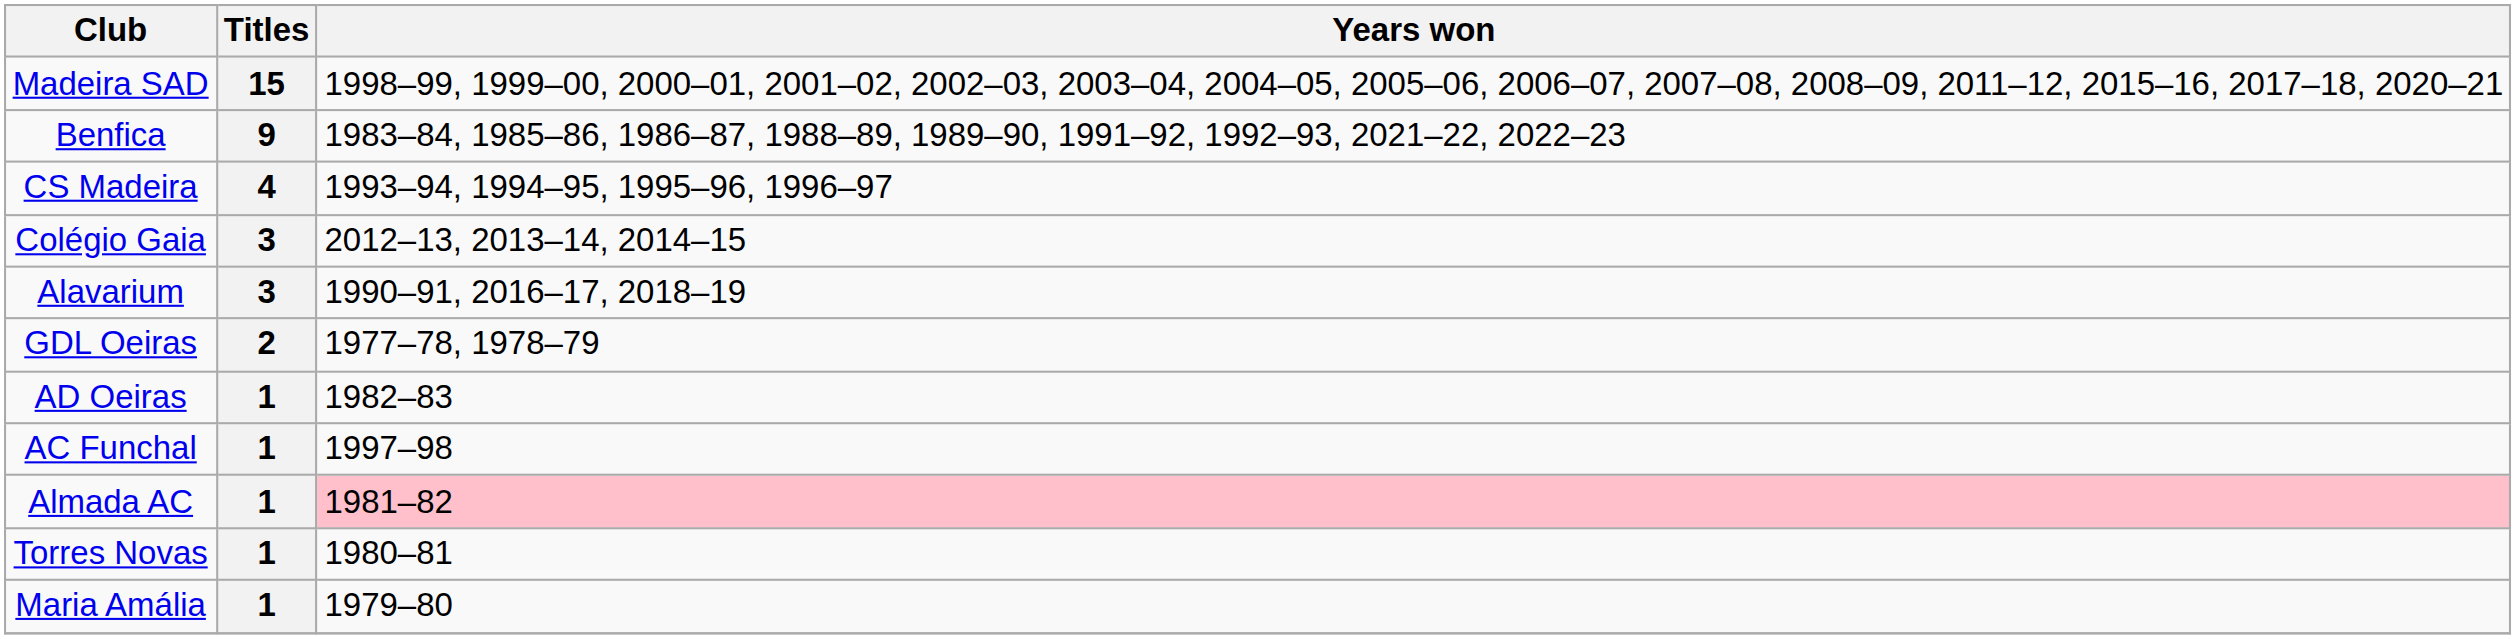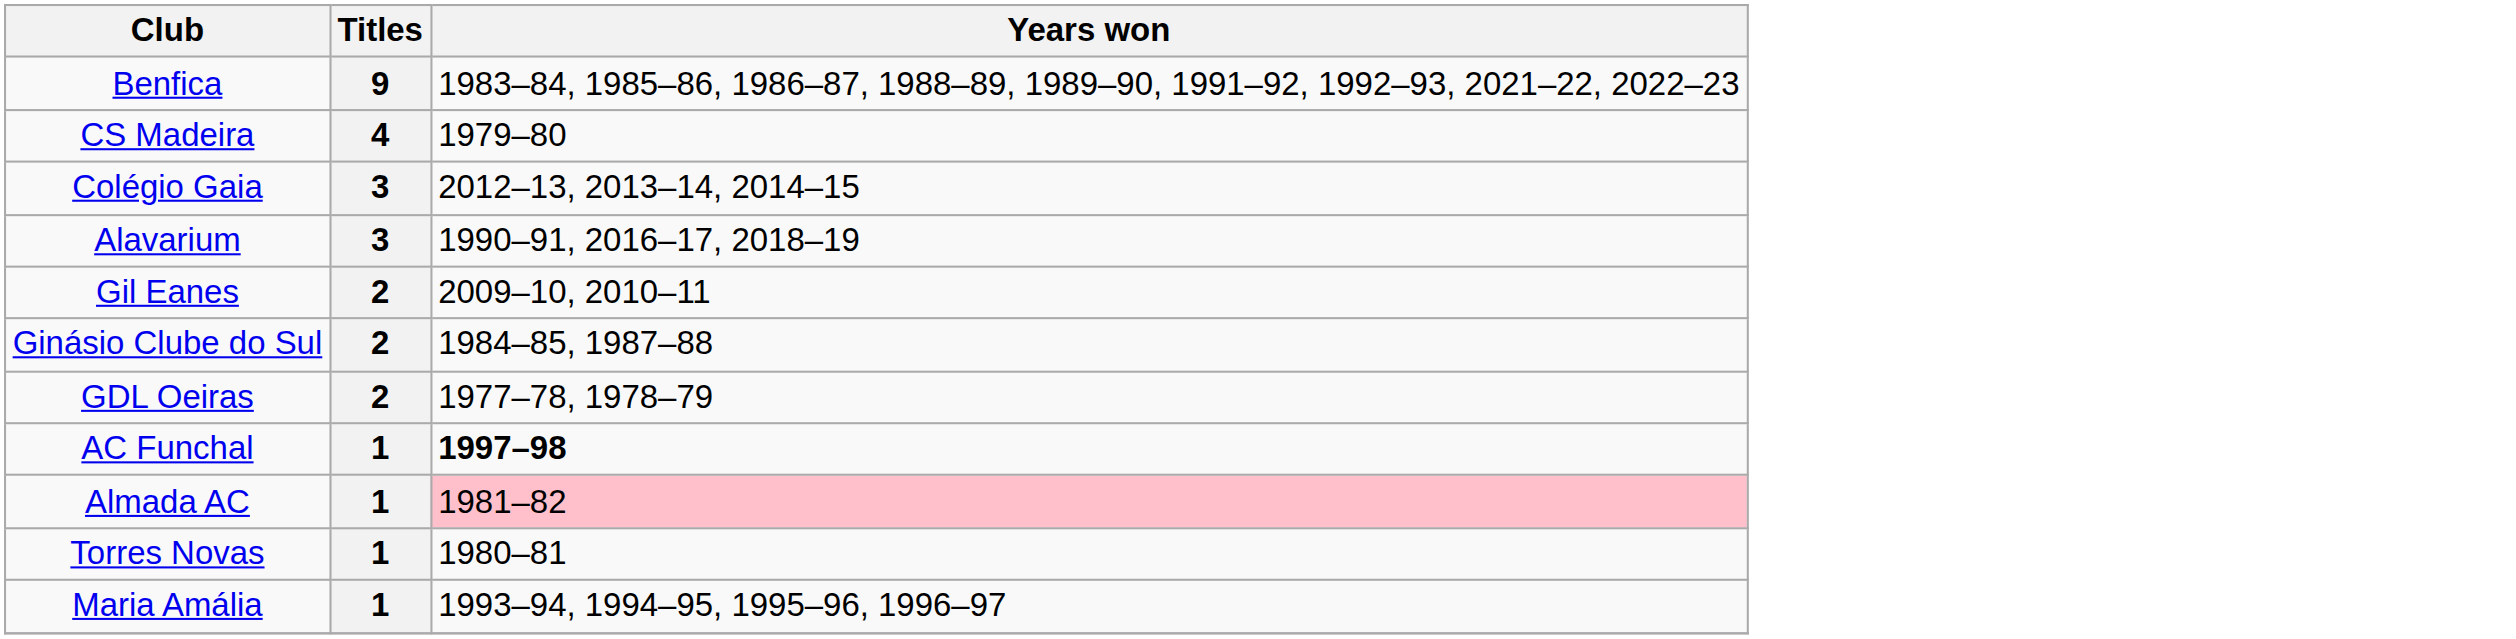- row: (111, 82)
(609, 187) 1993–94, 1994–95, 1995–96, 1996–97 -> (502, 135) 1979–80
+ row: (167, 291)
+ row: (167, 344)
- row: (111, 396)
(389, 448) normal -> (502, 448) bold
(389, 605) 1979–80 -> (722, 605) 1993–94, 1994–95, 1995–96, 1996–97
